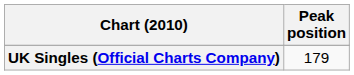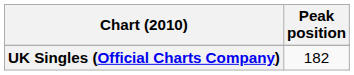(316, 57) 179 -> (316, 57) 182
